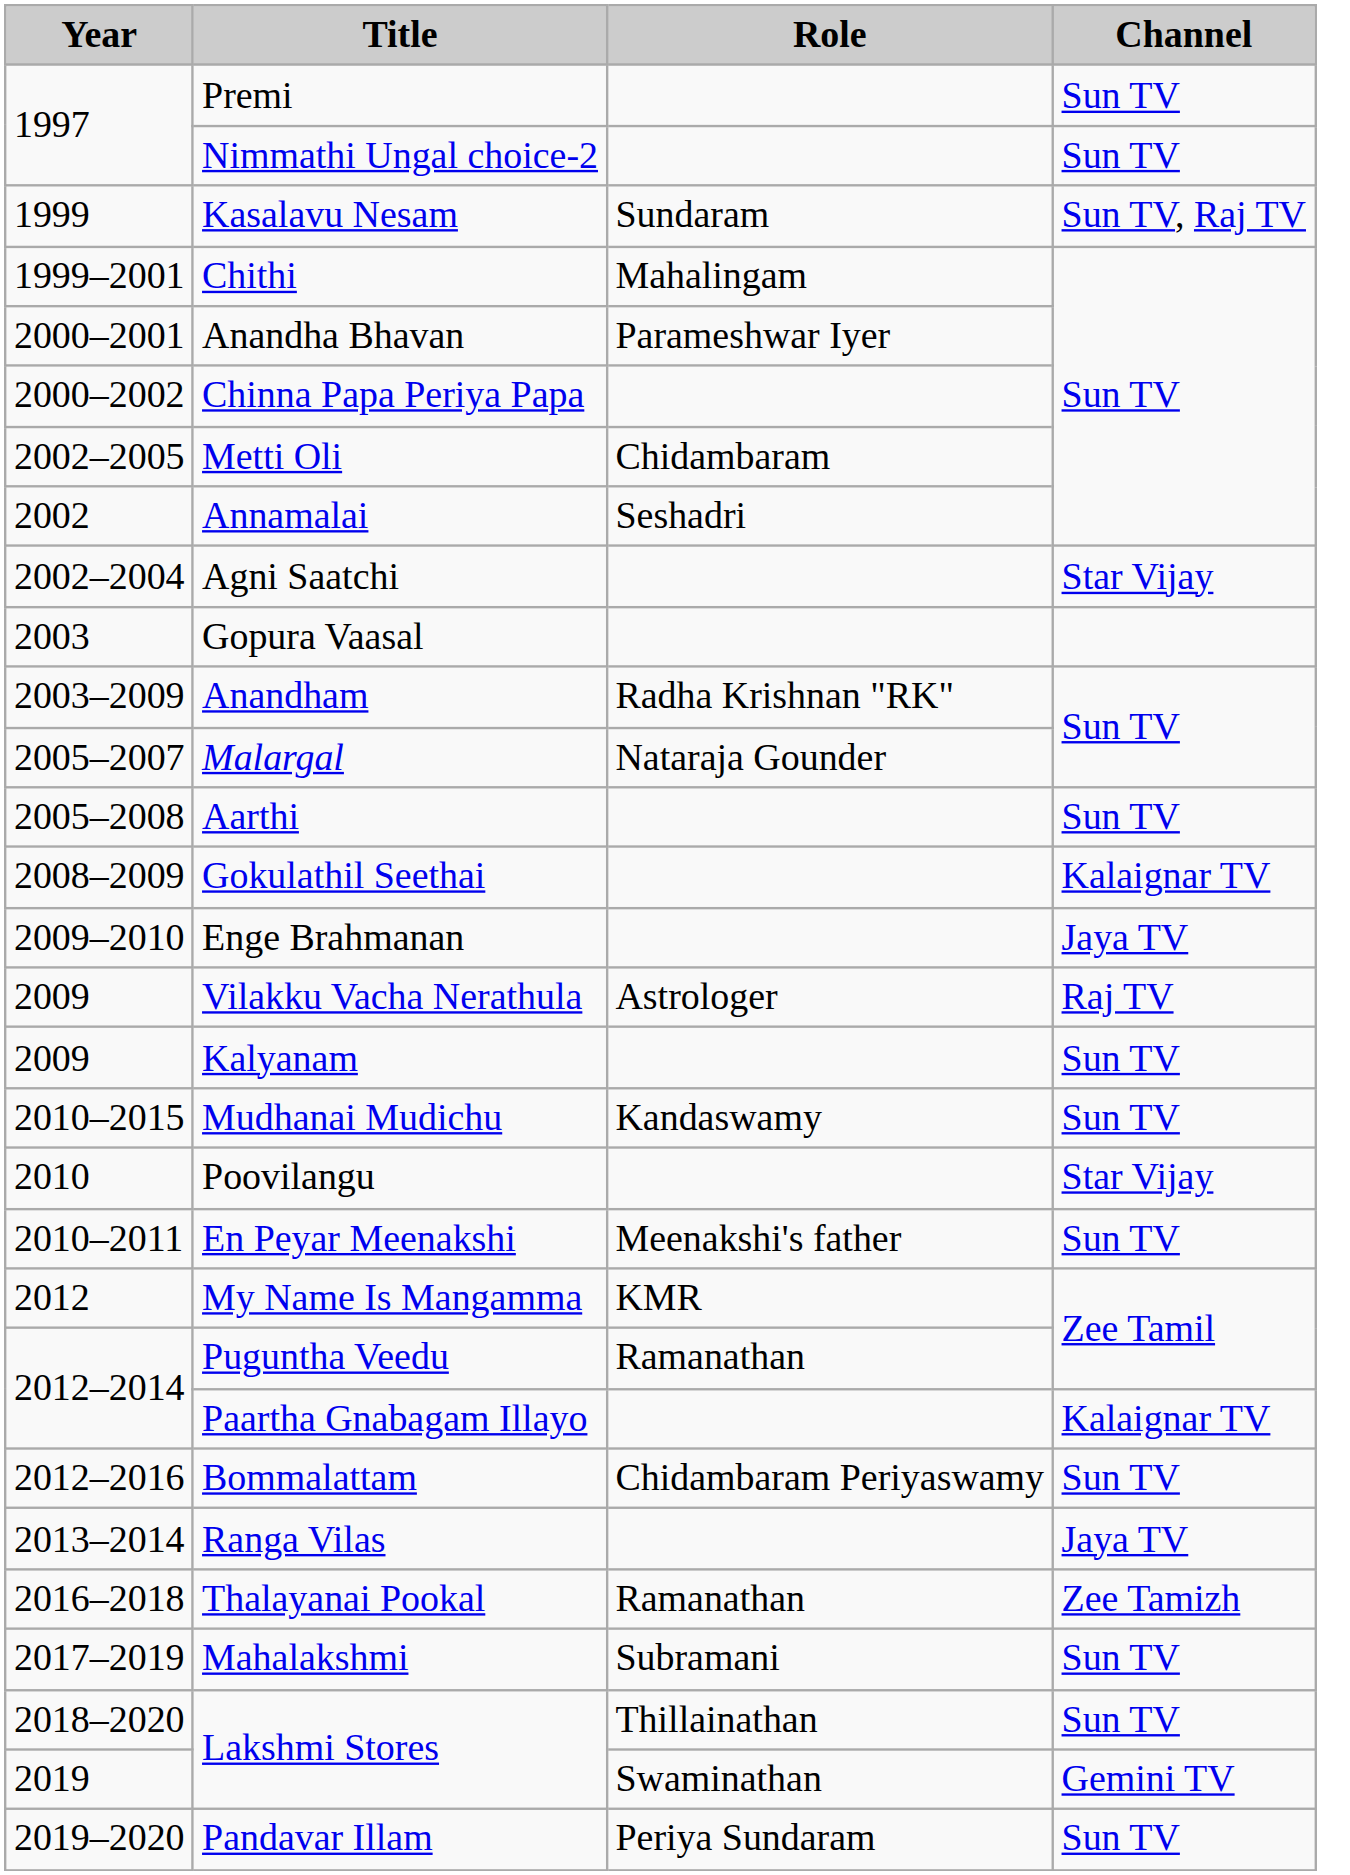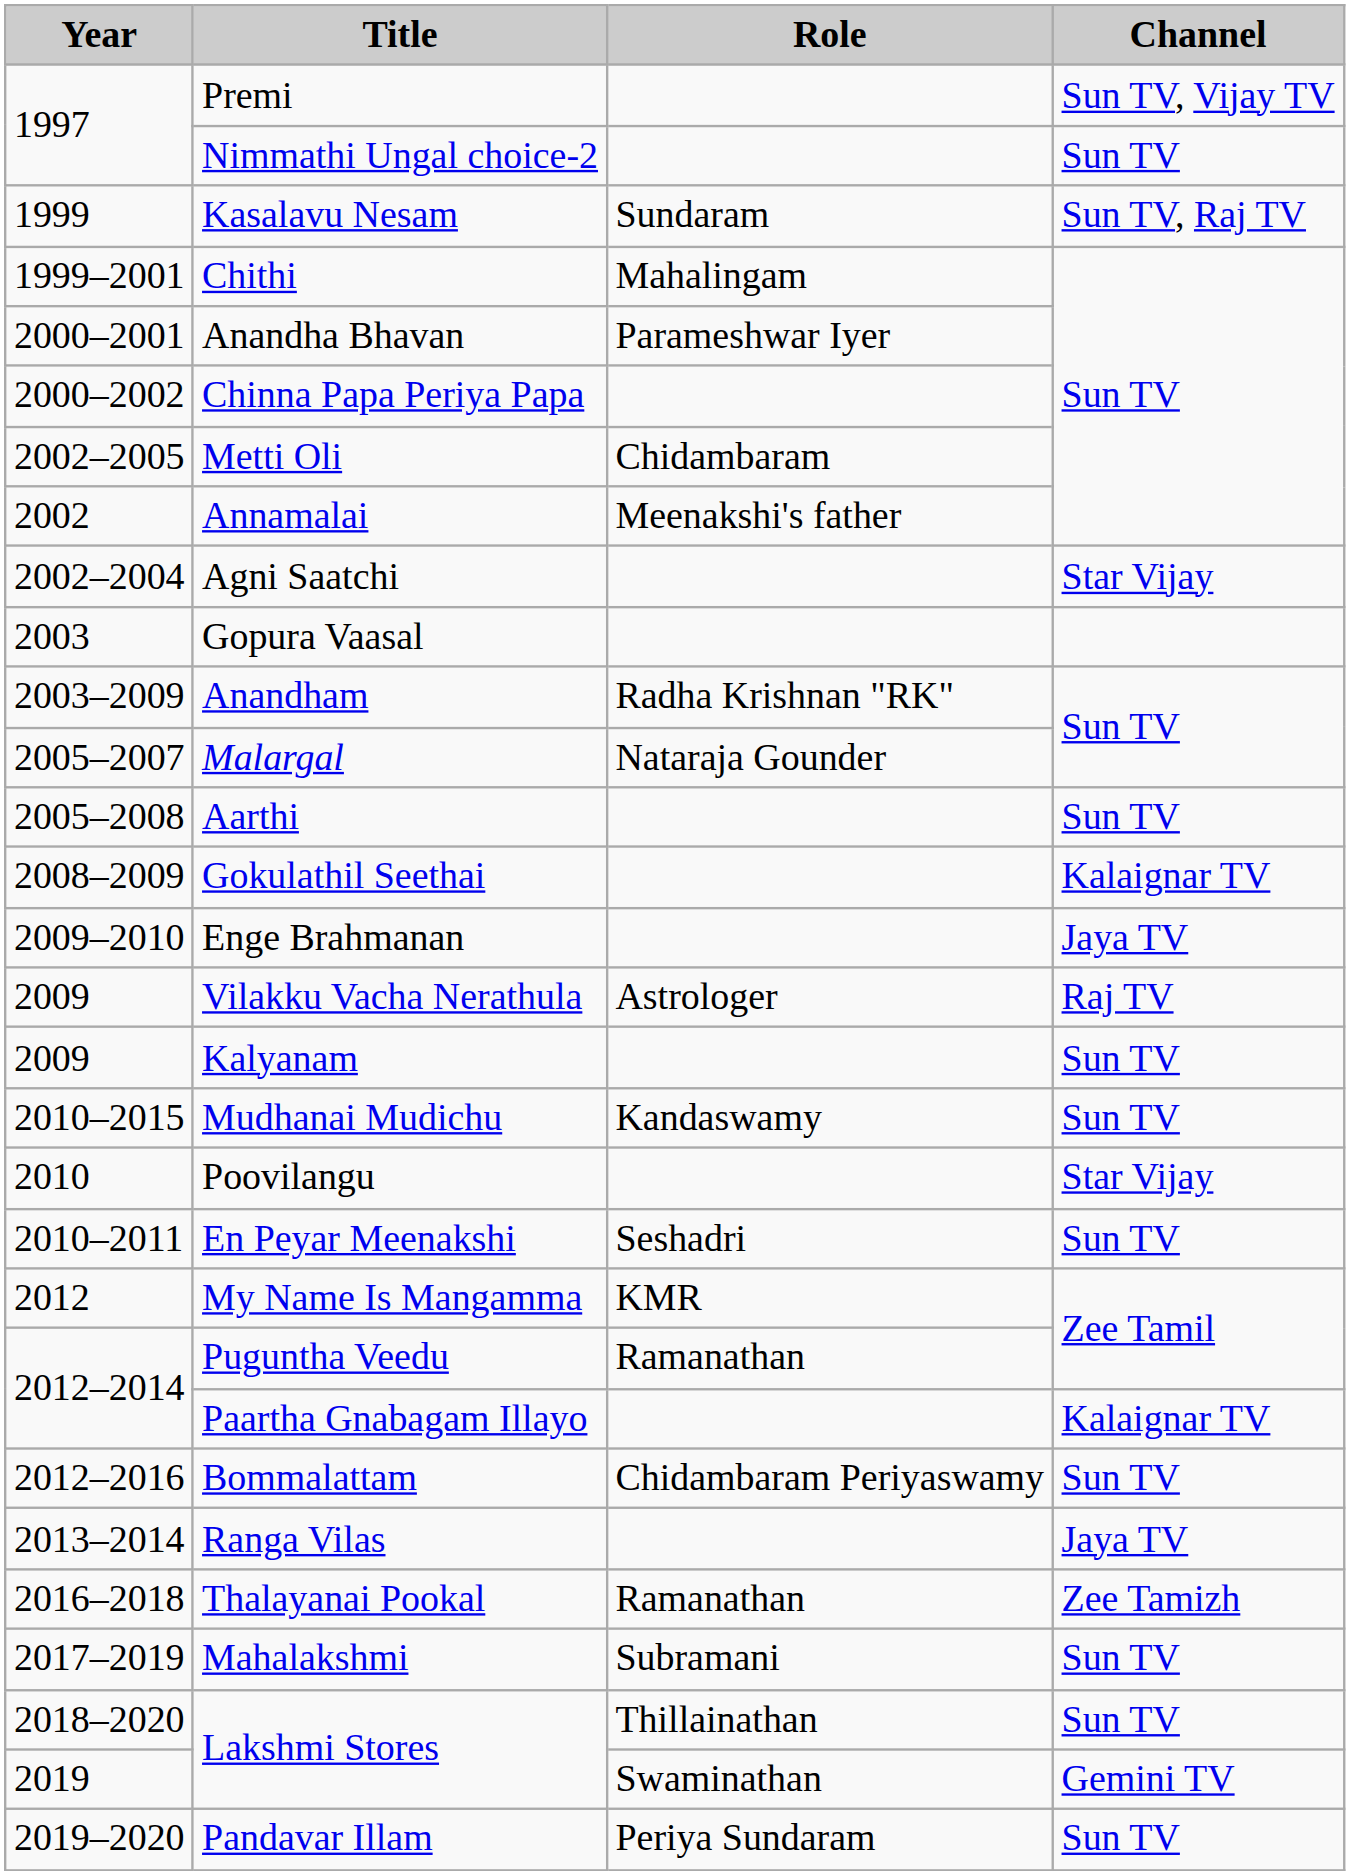(1121, 94) Sun TV -> (1198, 94) Sun TV, Vijay TV
(681, 515) Seshadri -> (758, 515) Meenakshi's father
(758, 1237) Meenakshi's father -> (681, 1237) Seshadri
